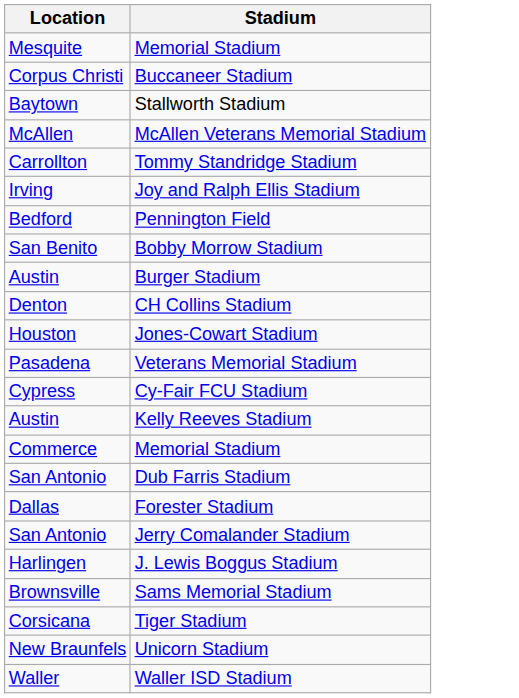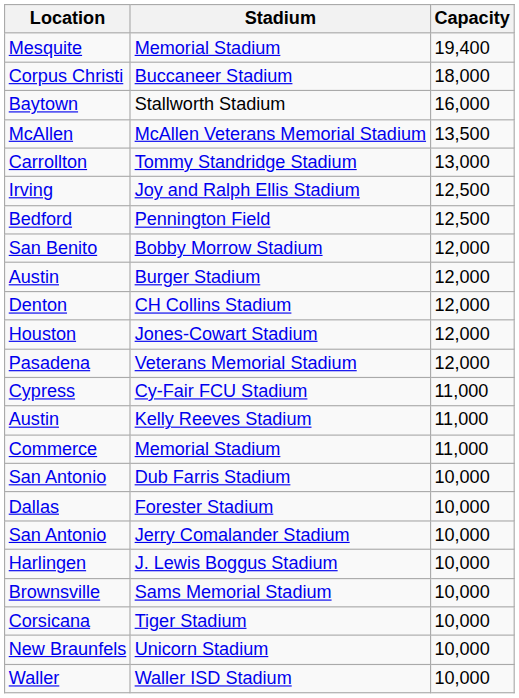+ column: (472, 18)
